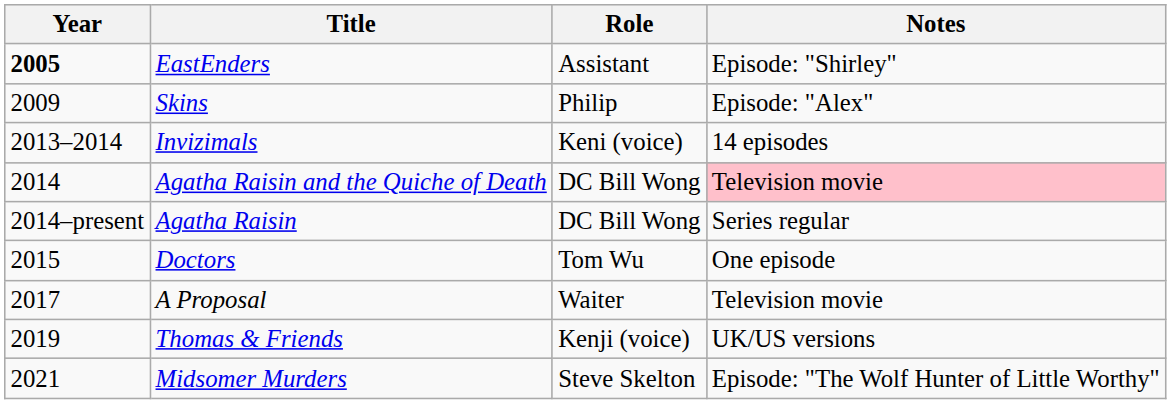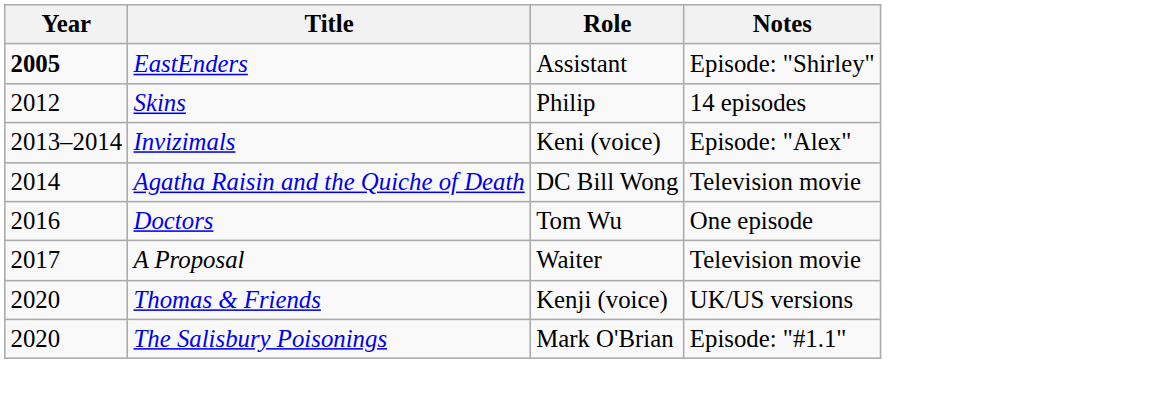(35, 102) 2009 -> (35, 102) 2012
(793, 102) Episode: "Alex" -> (748, 102) 14 episodes
(770, 142) 14 episodes -> (771, 142) Episode: "Alex"
(797, 181) pink background -> (775, 181) no background
- row: (226, 220)
(35, 260) 2015 -> (35, 220) 2016
(35, 338) 2019 -> (35, 299) 2020
+ row: (260, 338)
- row: (251, 378)
